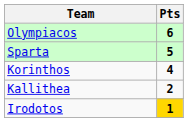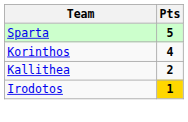- row: (42, 33)
